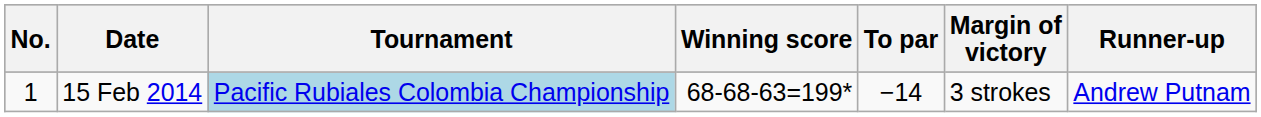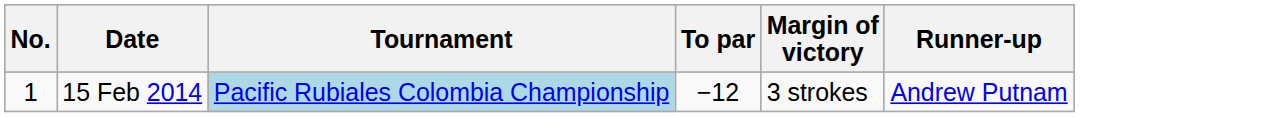- column: (767, 39)
(901, 92) −14 -> (718, 92) −12
